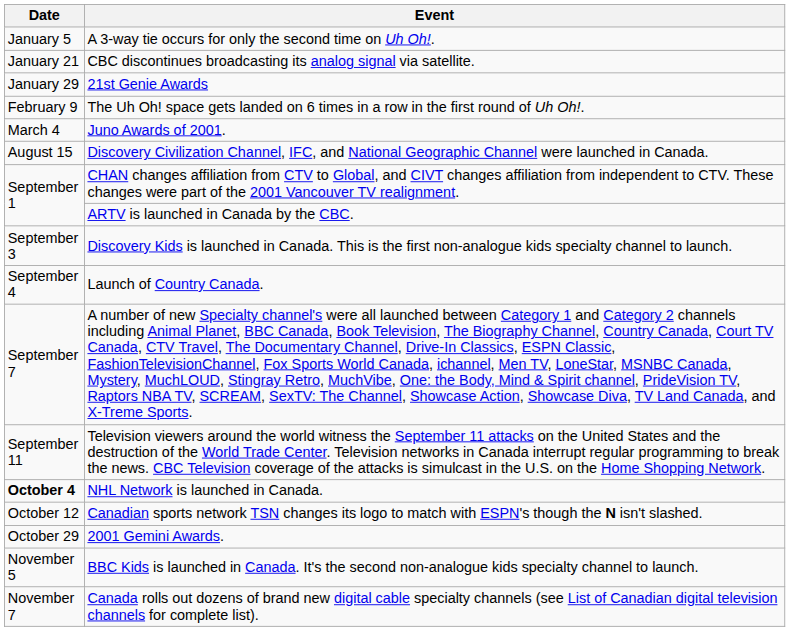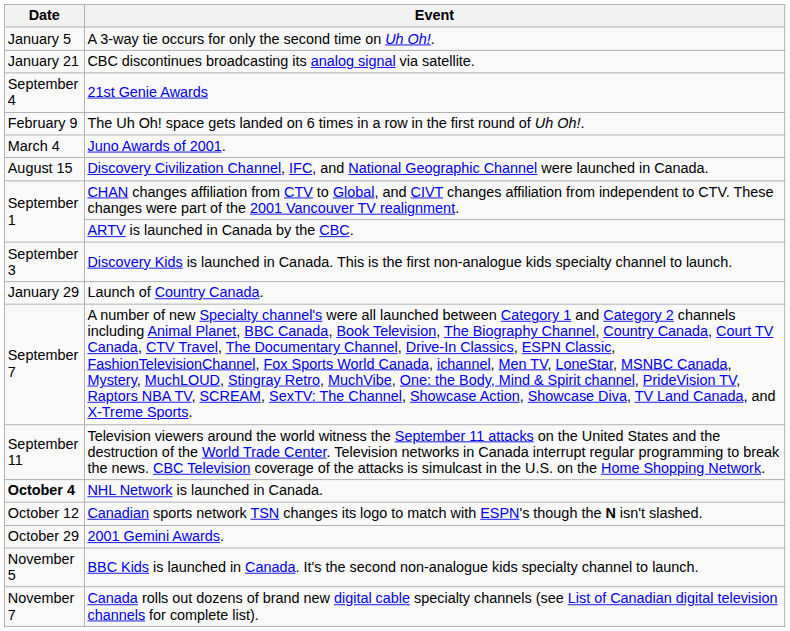(43, 84) January 29 -> (43, 92) September 4
(43, 284) September 4 -> (43, 292) January 29
